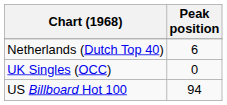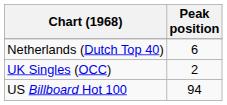(194, 69) 0 -> (194, 69) 2
